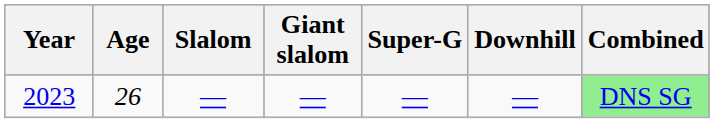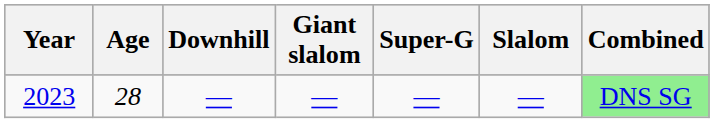columns swapped: (213, 39) <-> (525, 39)
(128, 95) 26 -> (128, 95) 28
